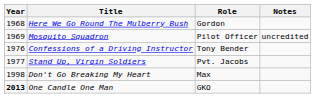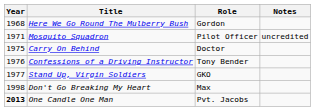(16, 36) 1969 -> (16, 36) 1971
+ row: (64, 49)
(223, 62) Pvt. Jacobs -> (204, 74) GKO
(204, 87) GKO -> (223, 100) Pvt. Jacobs
